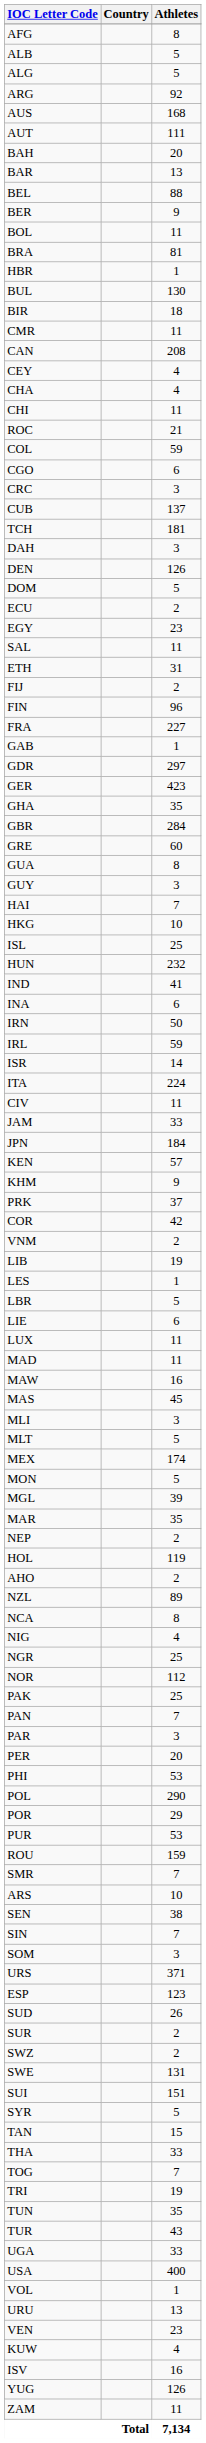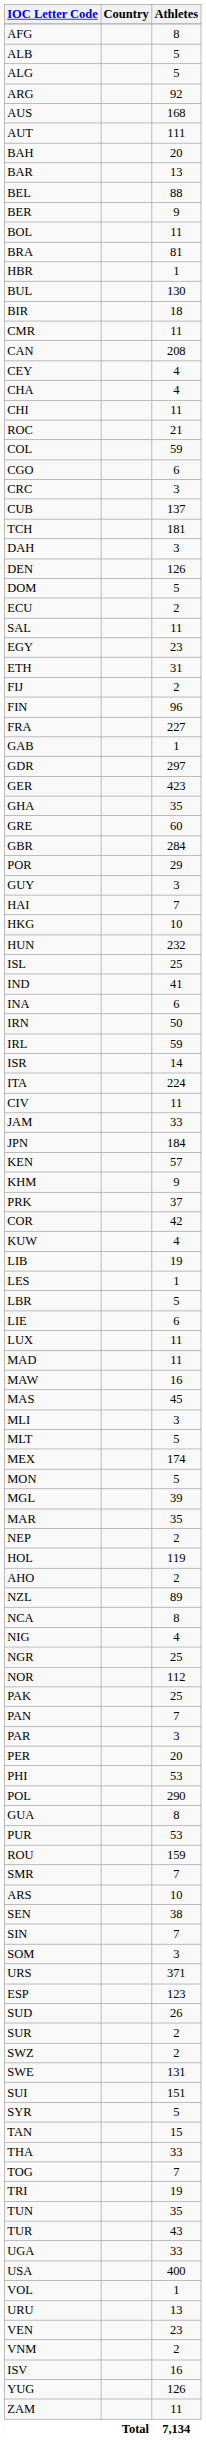rows swapped: (20, 627) <-> (19, 647)
rows swapped: (20, 825) <-> (20, 845)
rows swapped: (21, 865) <-> (19, 1815)
rows swapped: (21, 964) <-> (17, 944)
rows swapped: (22, 2349) <-> (22, 1241)
